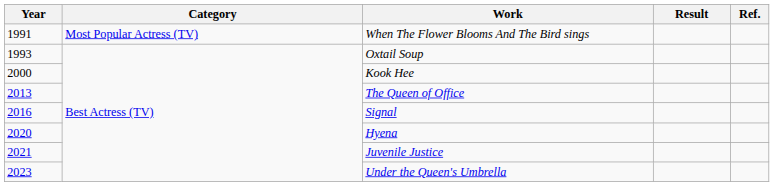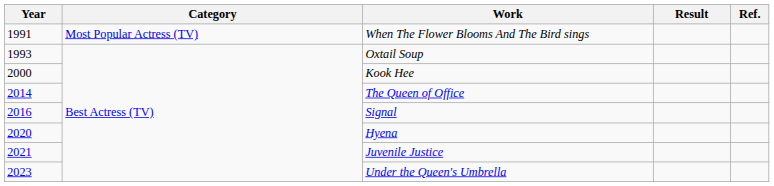(19, 92) 2013 -> (19, 92) 2014
